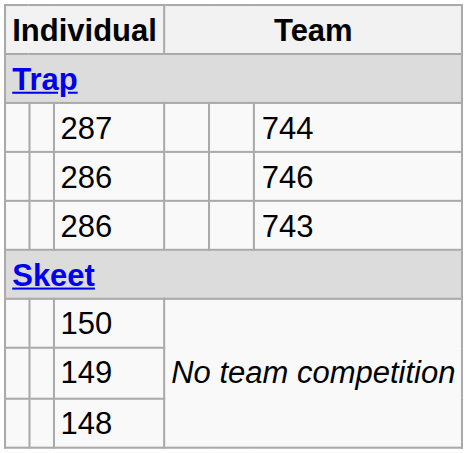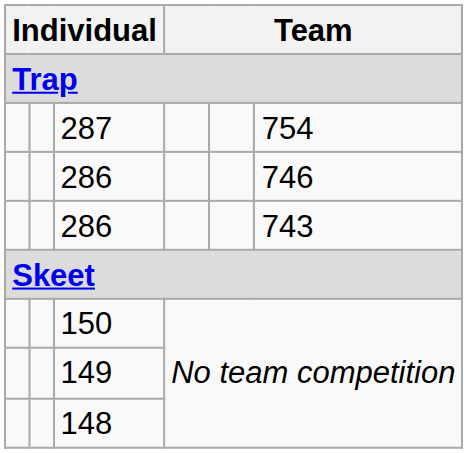(288, 128) 744 -> (288, 128) 754
